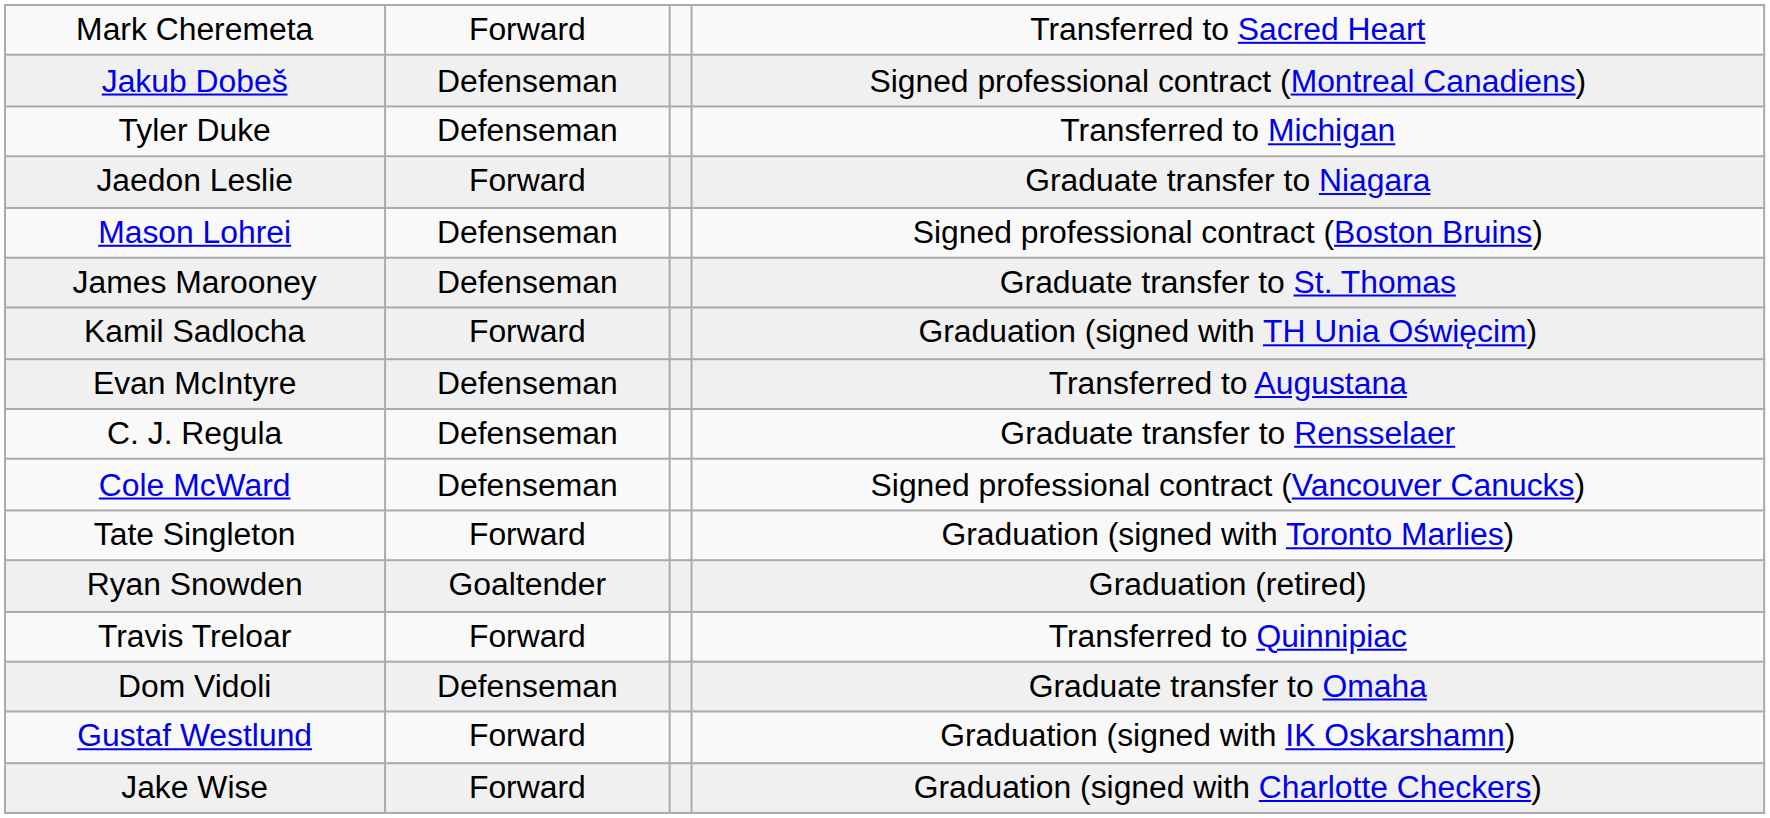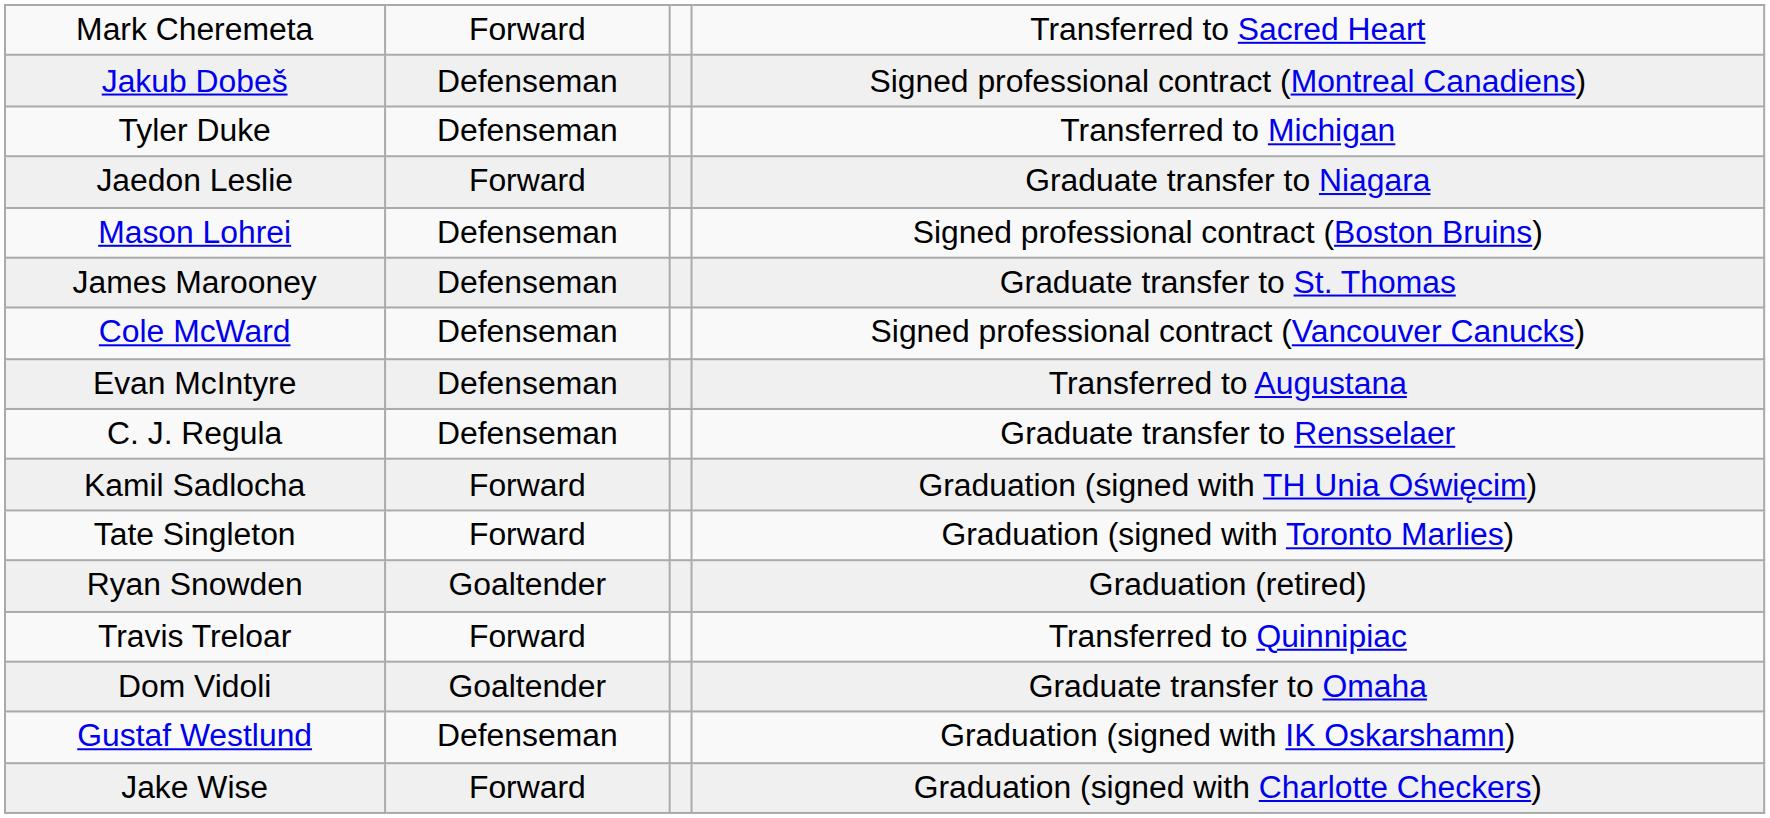rows swapped: (195, 484) <-> (195, 332)
(527, 686) Defenseman -> (527, 686) Goaltender
(527, 736) Forward -> (527, 736) Defenseman
